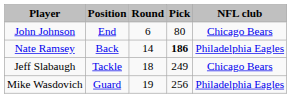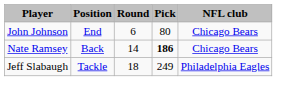(240, 48) Philadelphia Eagles -> (225, 48) Chicago Bears
(240, 66) Chicago Bears -> (225, 66) Philadelphia Eagles
- row: (45, 84)
